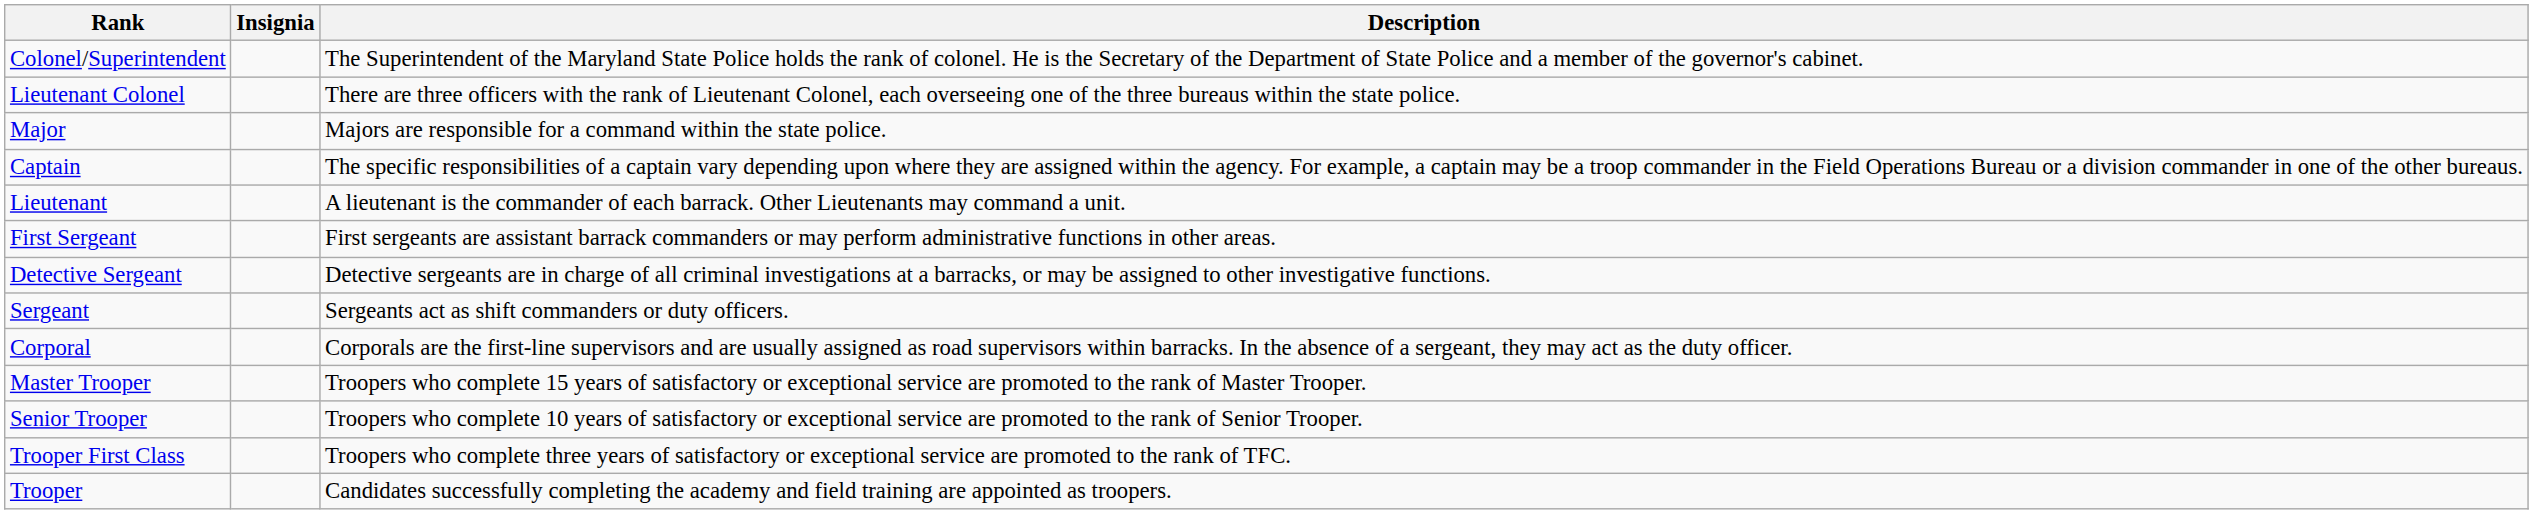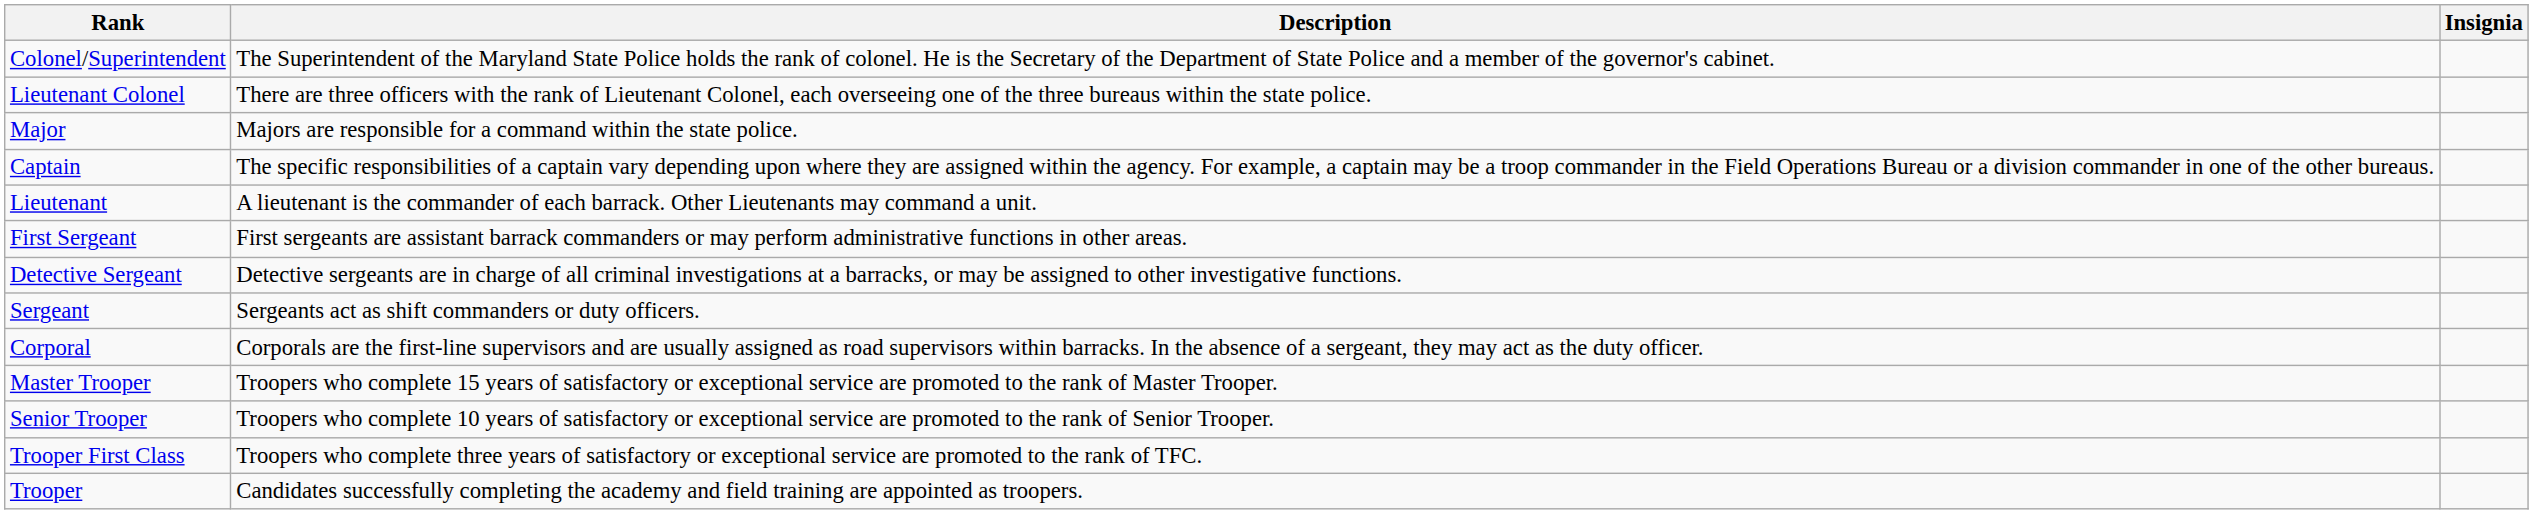columns swapped: (275, 22) <-> (1424, 22)
